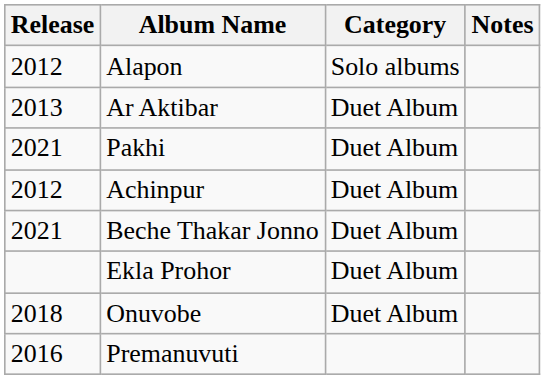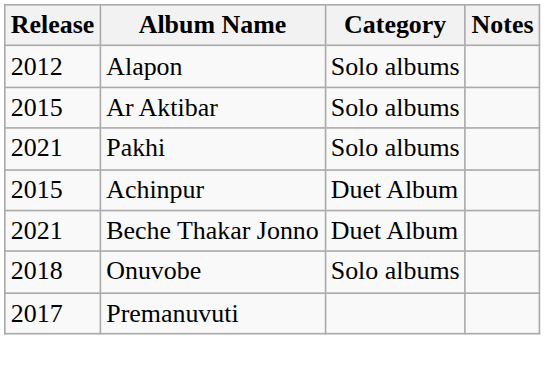(37, 107) 2013 -> (37, 107) 2015
(394, 107) Duet Album -> (395, 107) Solo albums
(394, 148) Duet Album -> (395, 148) Solo albums
(37, 189) 2012 -> (37, 189) 2015
- row: (168, 271)
(394, 312) Duet Album -> (395, 271) Solo albums
(37, 353) 2016 -> (37, 312) 2017
